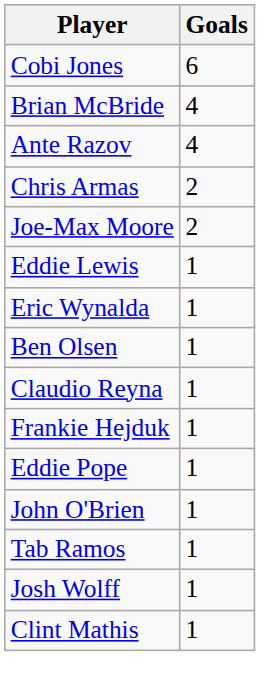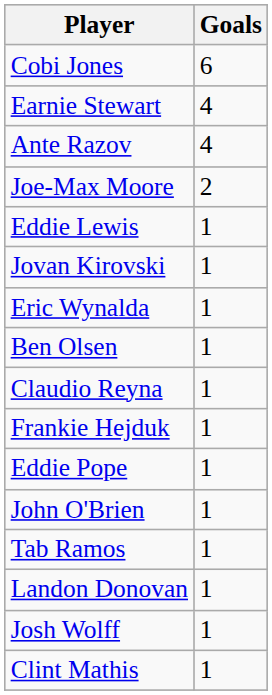- row: (87, 105)
+ row: (86, 105)
- row: (75, 186)
+ row: (88, 266)
+ row: (99, 589)
